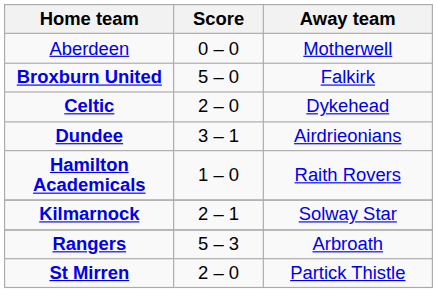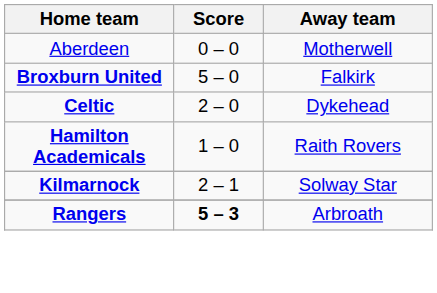- row: (89, 135)
(219, 244) normal -> (219, 214) bold
- row: (89, 273)
